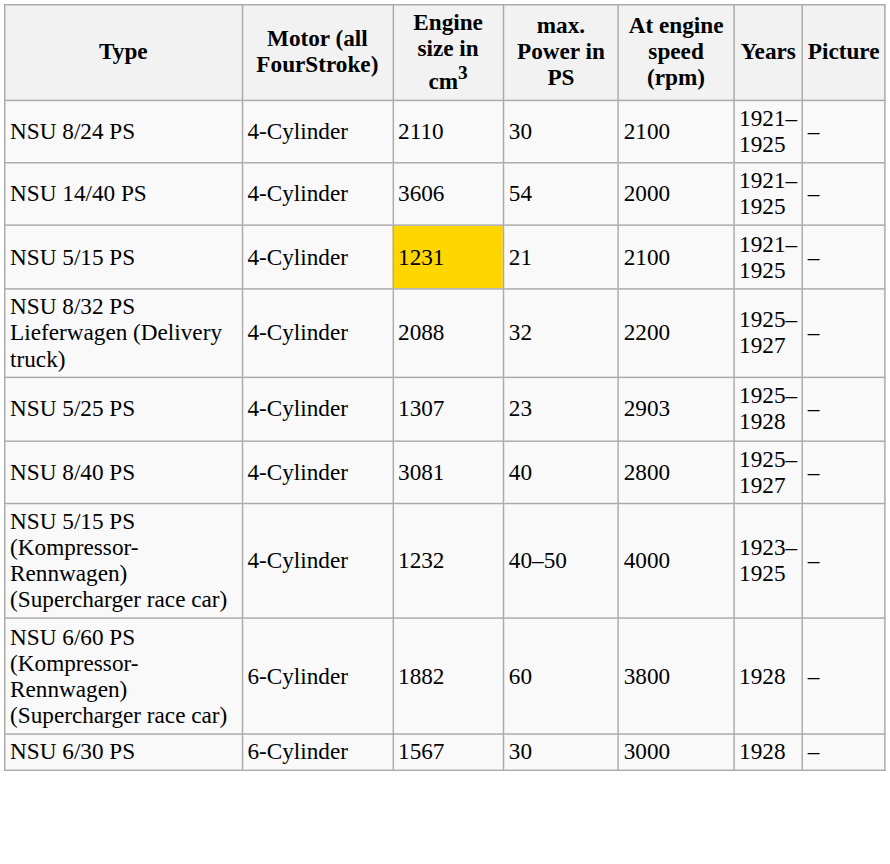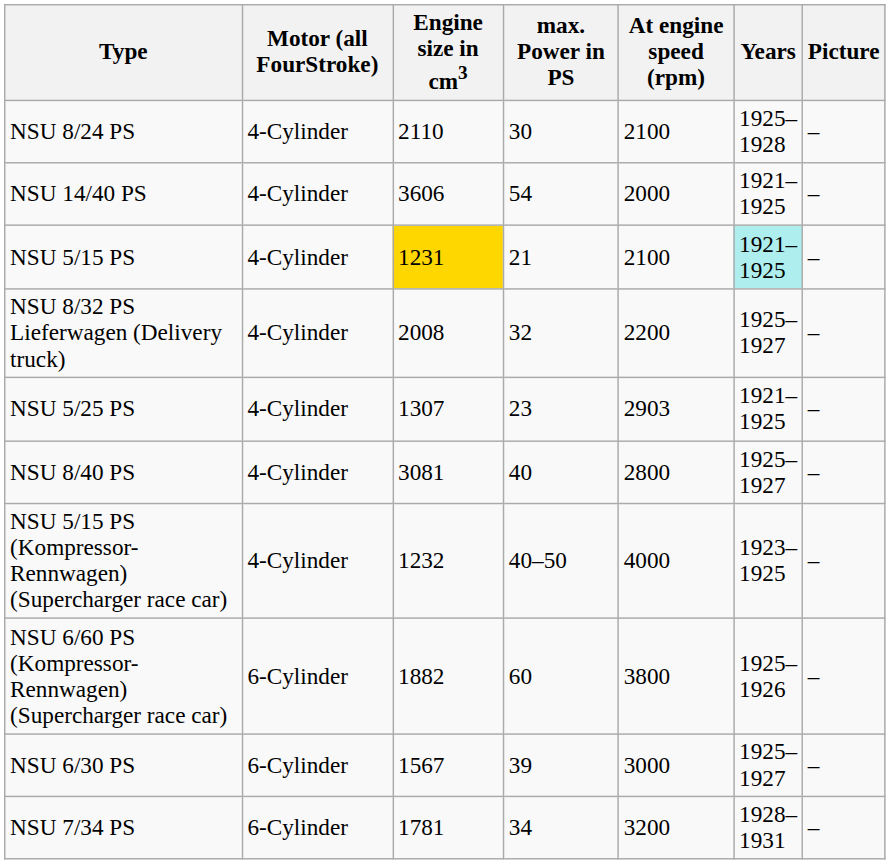(768, 131) 1921–1925 -> (768, 131) 1925–1928
(768, 257) no background -> (768, 257) paleturquoise background
(421, 332) 2088 -> (421, 332) 2008
(768, 408) 1925–1928 -> (768, 408) 1921–1925
(762, 675) 1928 -> (768, 675) 1925–1926
(520, 751) 30 -> (520, 764) 39
(762, 751) 1928 -> (768, 764) 1925–1927
+ row: (73, 827)
